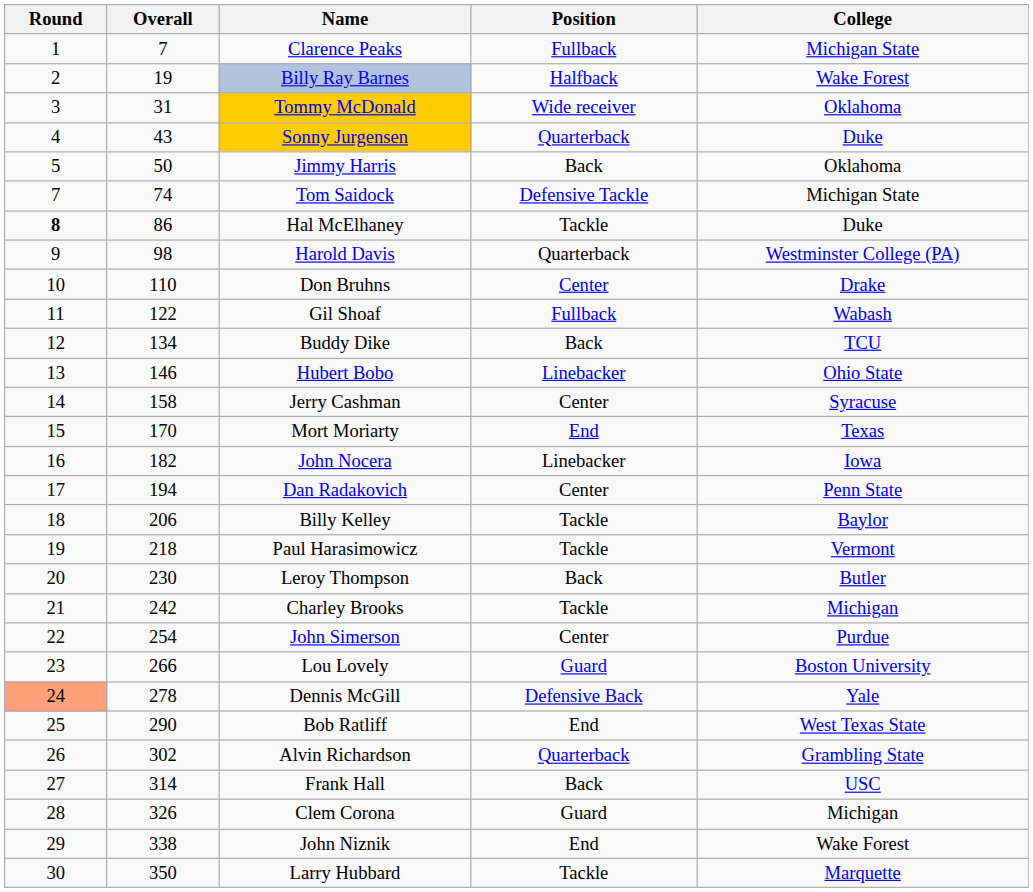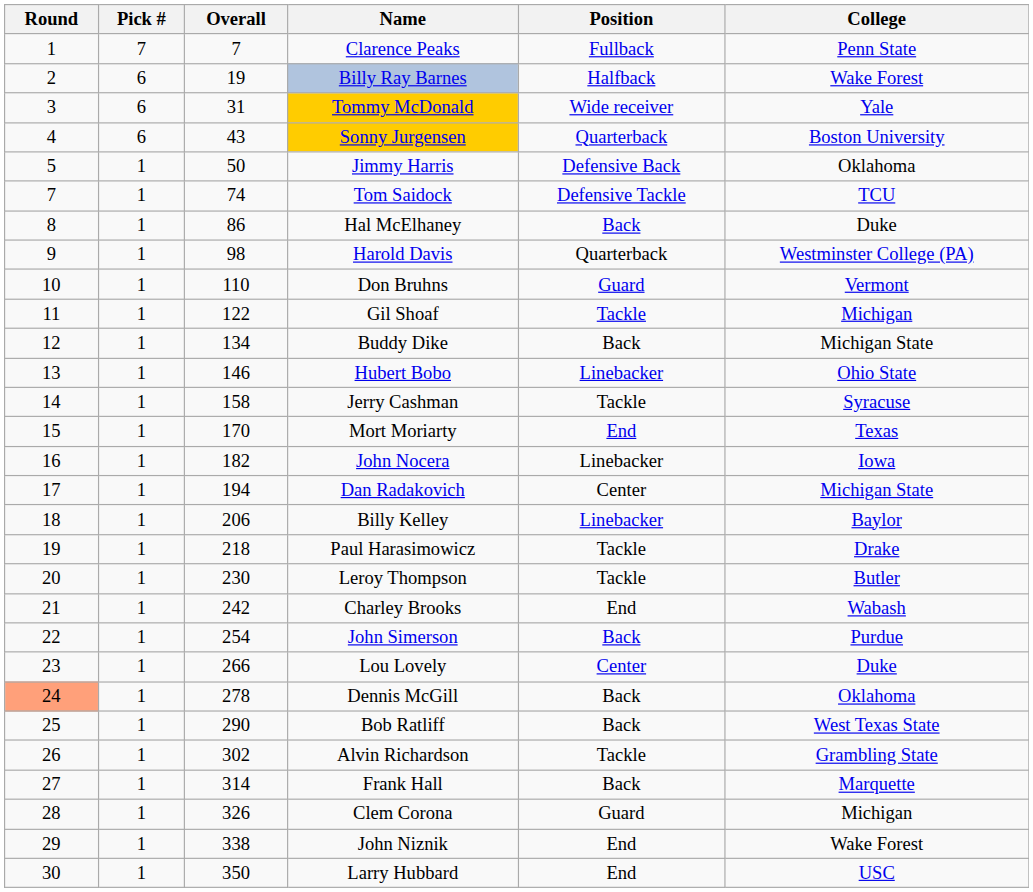+ column: (141, 19)
(863, 48) Michigan State -> (877, 48) Penn State
(863, 107) Oklahoma -> (877, 107) Yale
(863, 136) Duke -> (877, 136) Boston University
(584, 166) Back -> (621, 166) Defensive Back
(863, 195) Michigan State -> (877, 195) TCU
(56, 225) bold -> (51, 225) normal
(584, 225) Tackle -> (621, 225) Back
(584, 284) Center -> (621, 284) Guard
(863, 284) Drake -> (877, 284) Vermont
(584, 313) Fullback -> (621, 313) Tackle
(863, 313) Wabash -> (877, 313) Michigan
(863, 343) TCU -> (877, 343) Michigan State
(584, 401) Center -> (621, 401) Tackle
(863, 490) Penn State -> (877, 490) Michigan State
(584, 519) Tackle -> (621, 519) Linebacker
(863, 549) Vermont -> (877, 549) Drake
(584, 578) Back -> (621, 578) Tackle
(584, 607) Tackle -> (621, 607) End
(863, 607) Michigan -> (877, 607) Wabash
(584, 637) Center -> (621, 637) Back
(584, 666) Guard -> (621, 666) Center
(863, 666) Boston University -> (877, 666) Duke
(584, 696) Defensive Back -> (621, 696) Back
(863, 696) Yale -> (877, 696) Oklahoma
(584, 725) End -> (621, 725) Back
(584, 755) Quarterback -> (621, 755) Tackle
(863, 784) USC -> (877, 784) Marquette
(584, 872) Tackle -> (621, 872) End
(863, 872) Marquette -> (877, 872) USC
